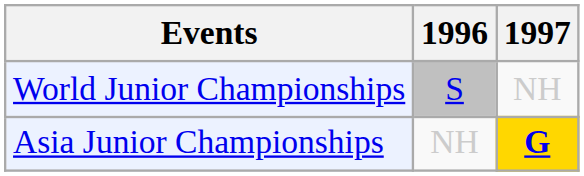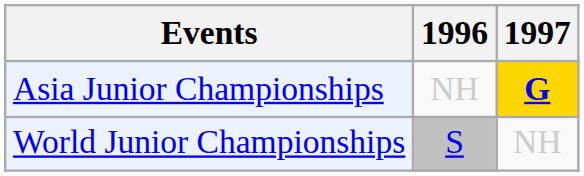rows swapped: (209, 87) <-> (198, 143)
